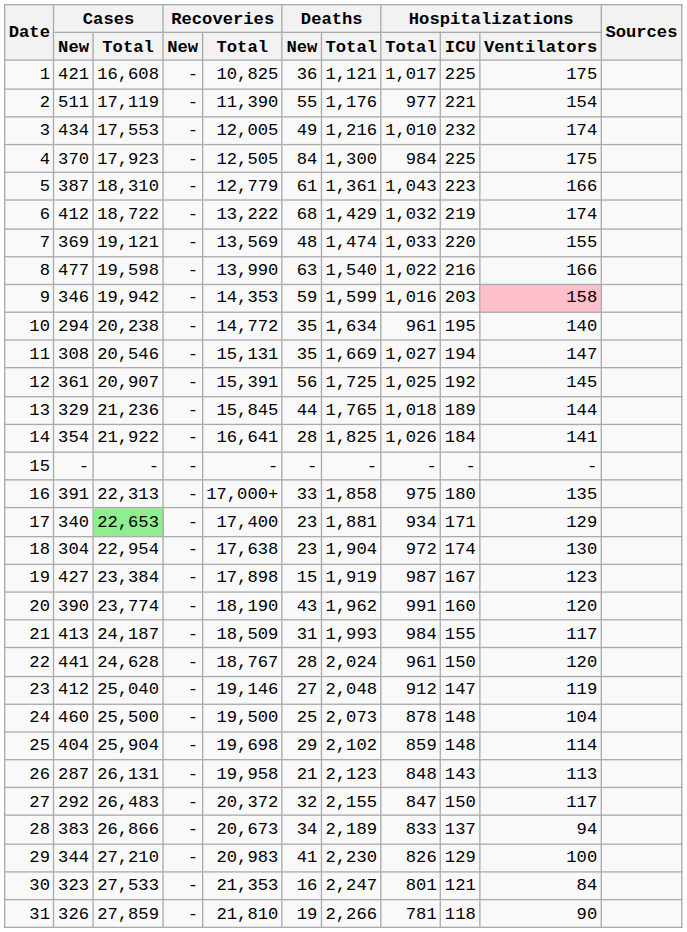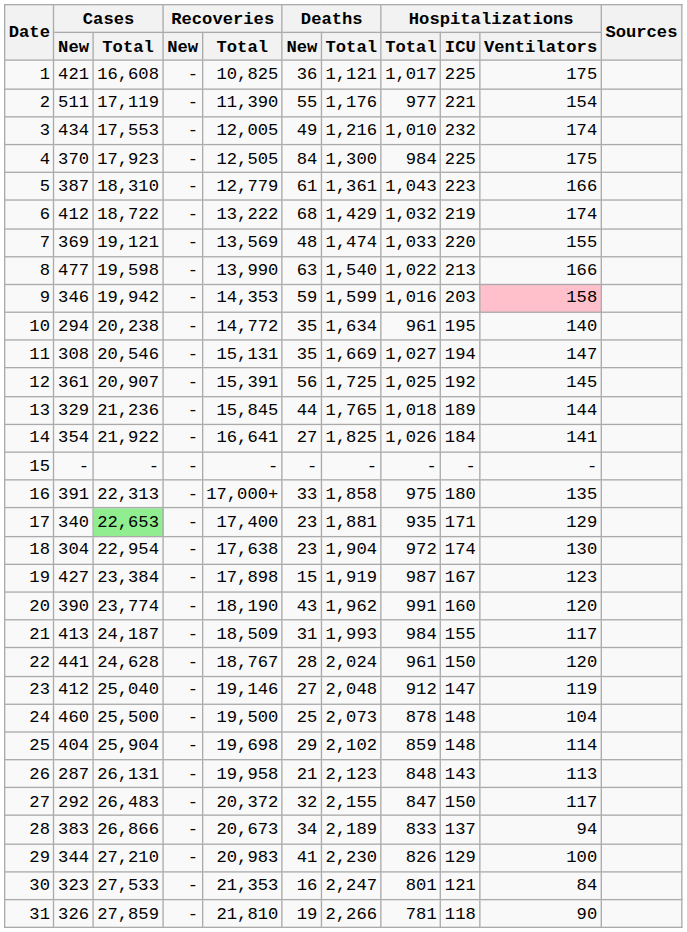(460, 270) 216 -> (460, 270) 213
(307, 438) 28 -> (307, 438) 27
(421, 522) 934 -> (421, 522) 935
